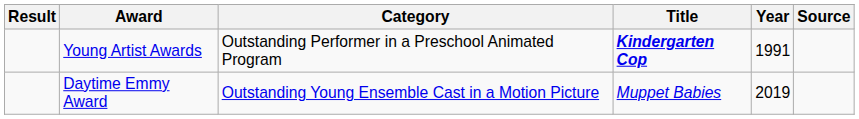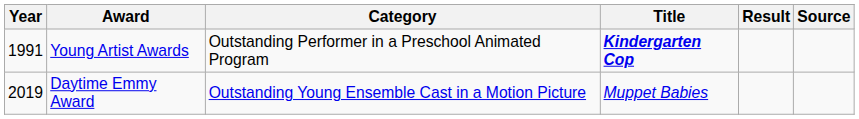columns swapped: (773, 16) <-> (32, 16)
